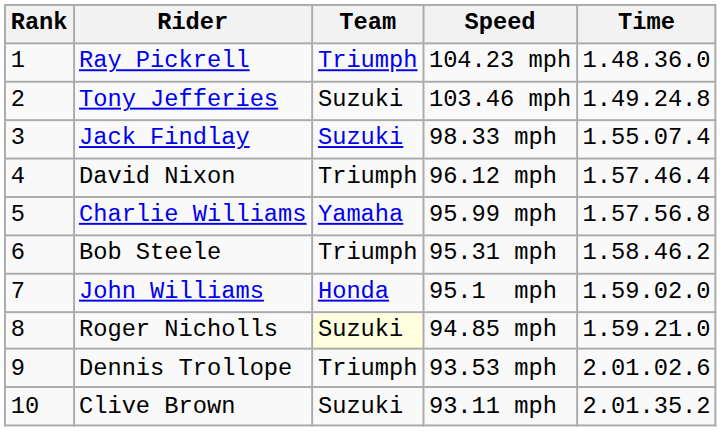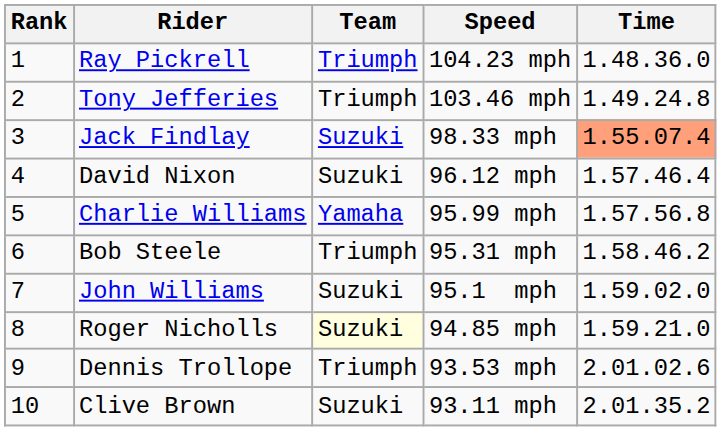(361, 101) Suzuki -> (368, 101) Triumph
(647, 139) no background -> (647, 139) lightsalmon background
(368, 178) Triumph -> (361, 178) Suzuki
(354, 292) Honda -> (361, 292) Suzuki
